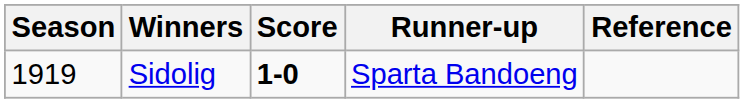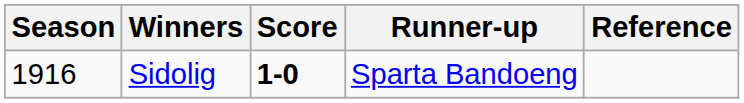(44, 73) 1919 -> (44, 73) 1916
